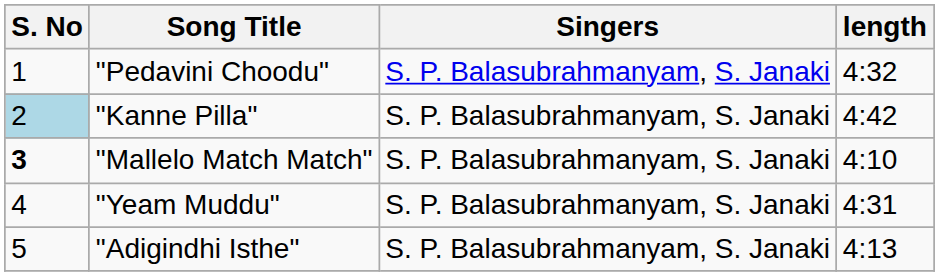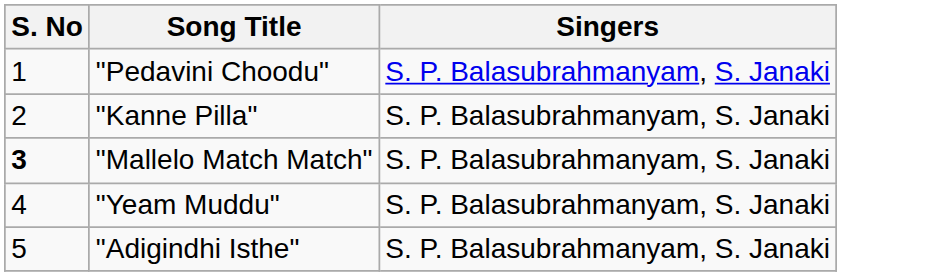- column: (885, 26)
(19, 115) lightblue background -> (19, 115) no background
